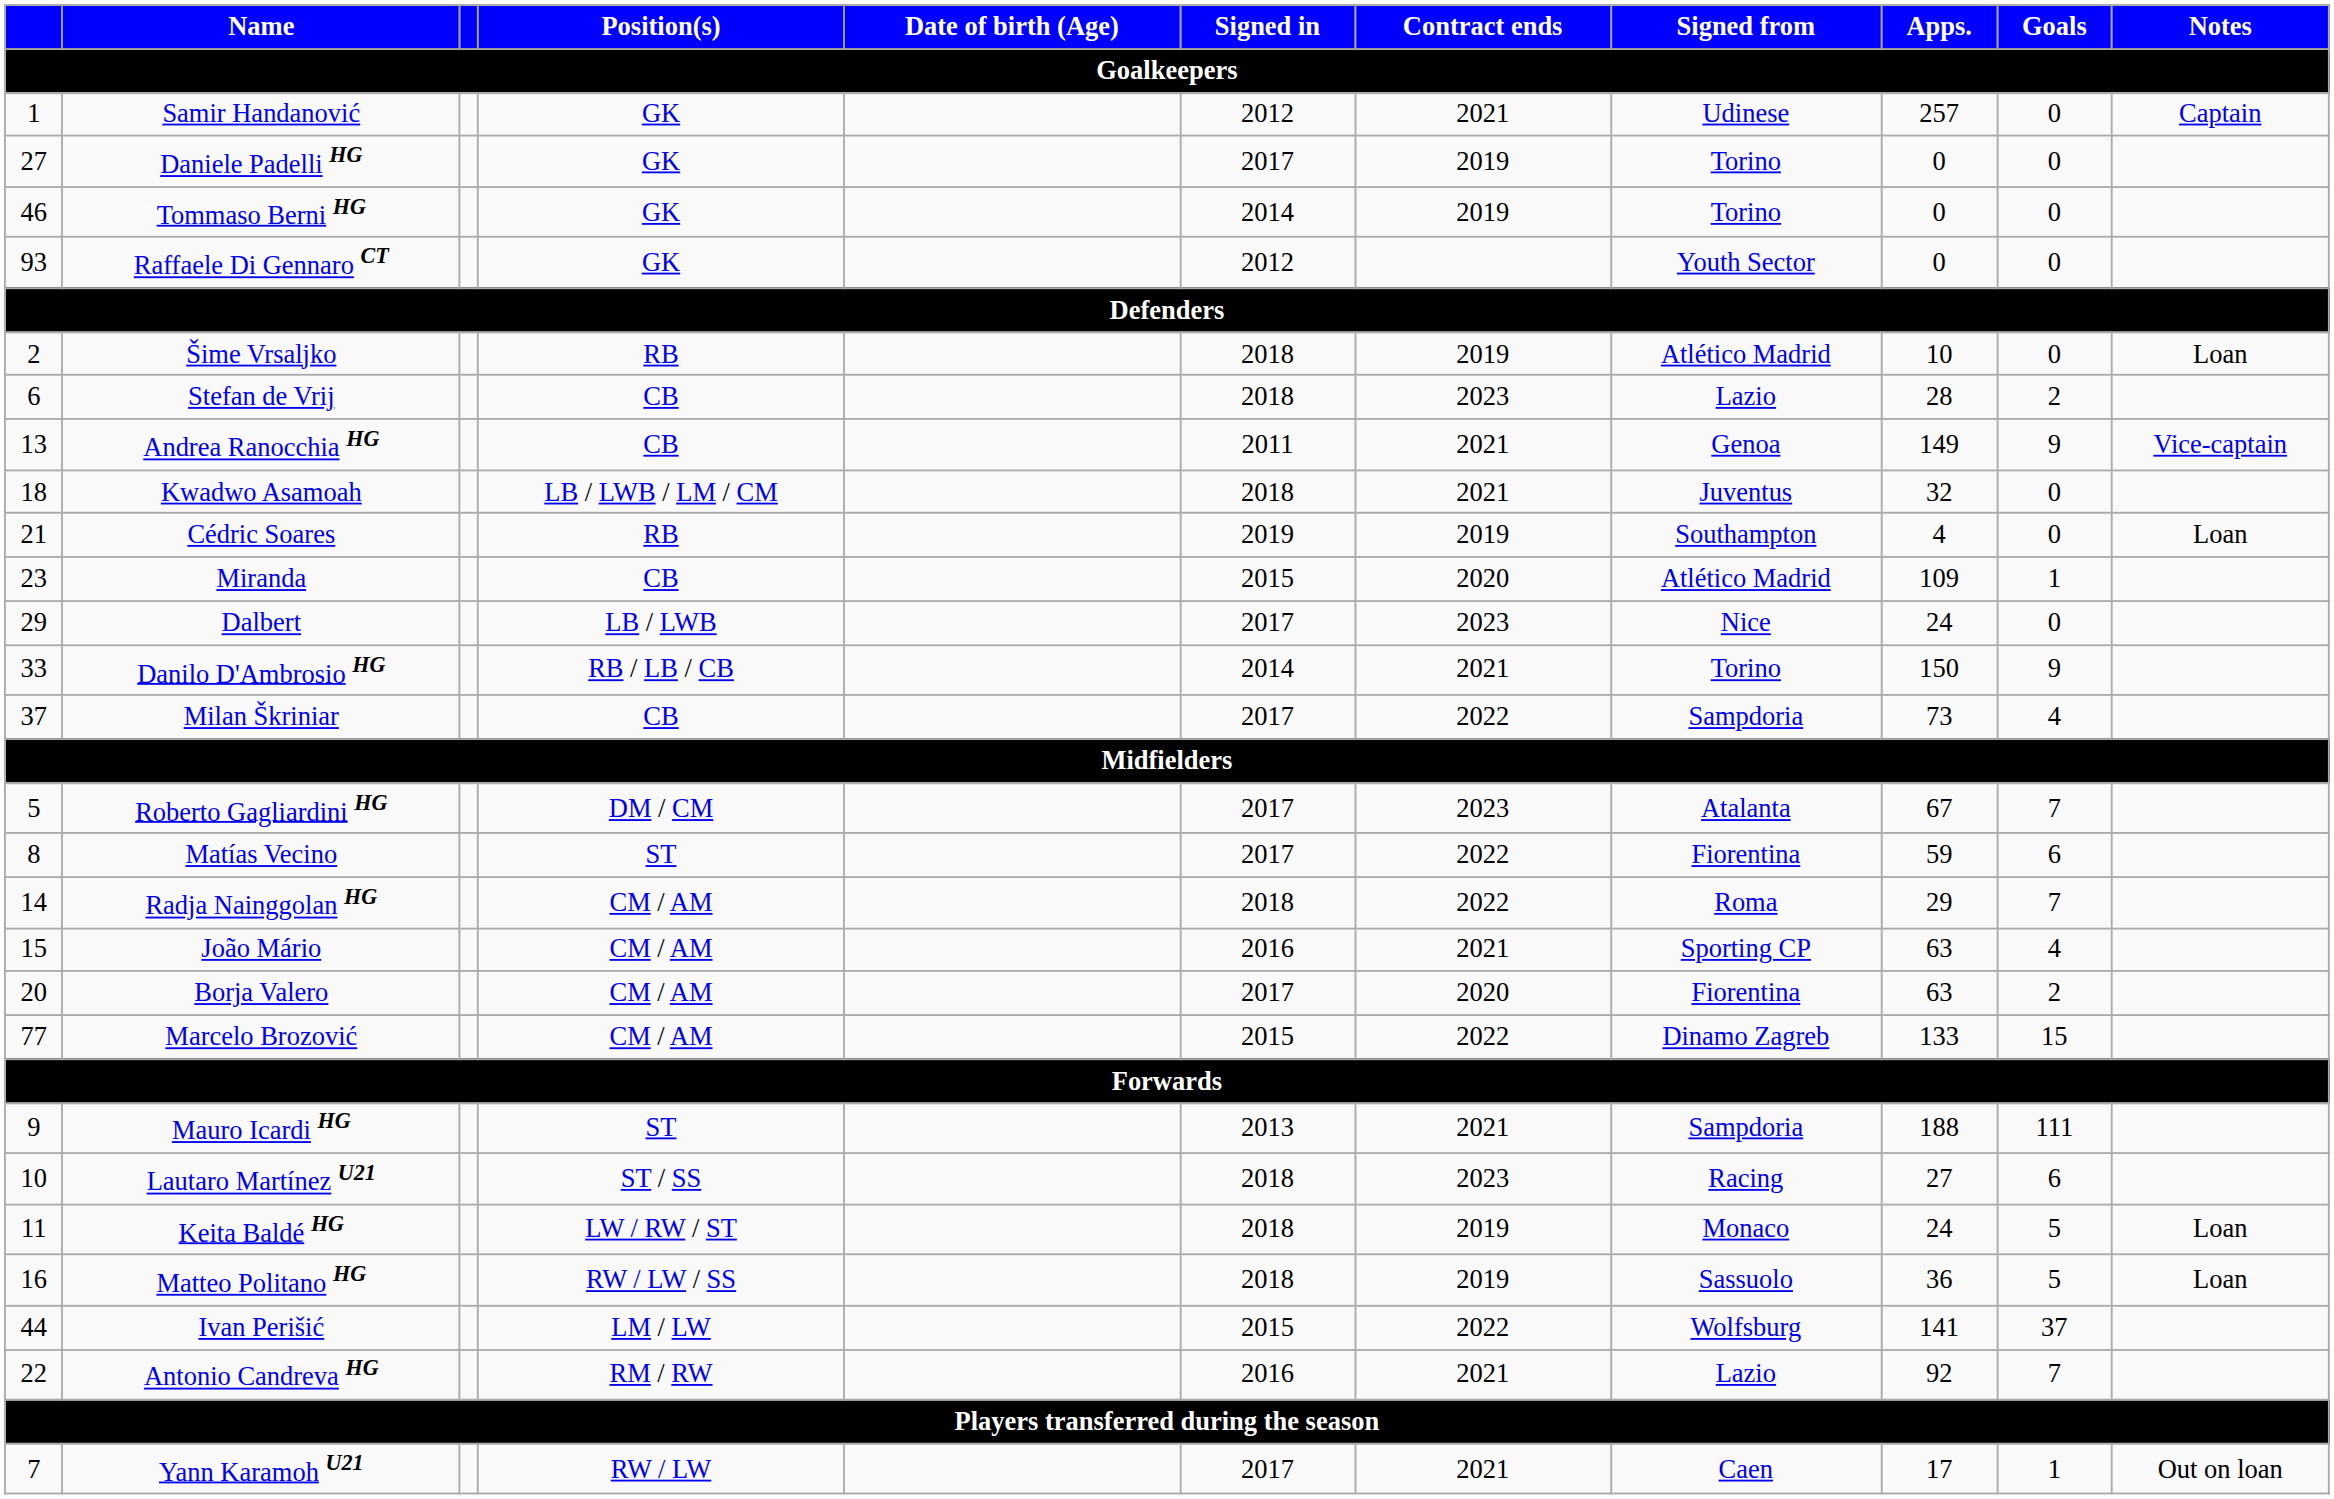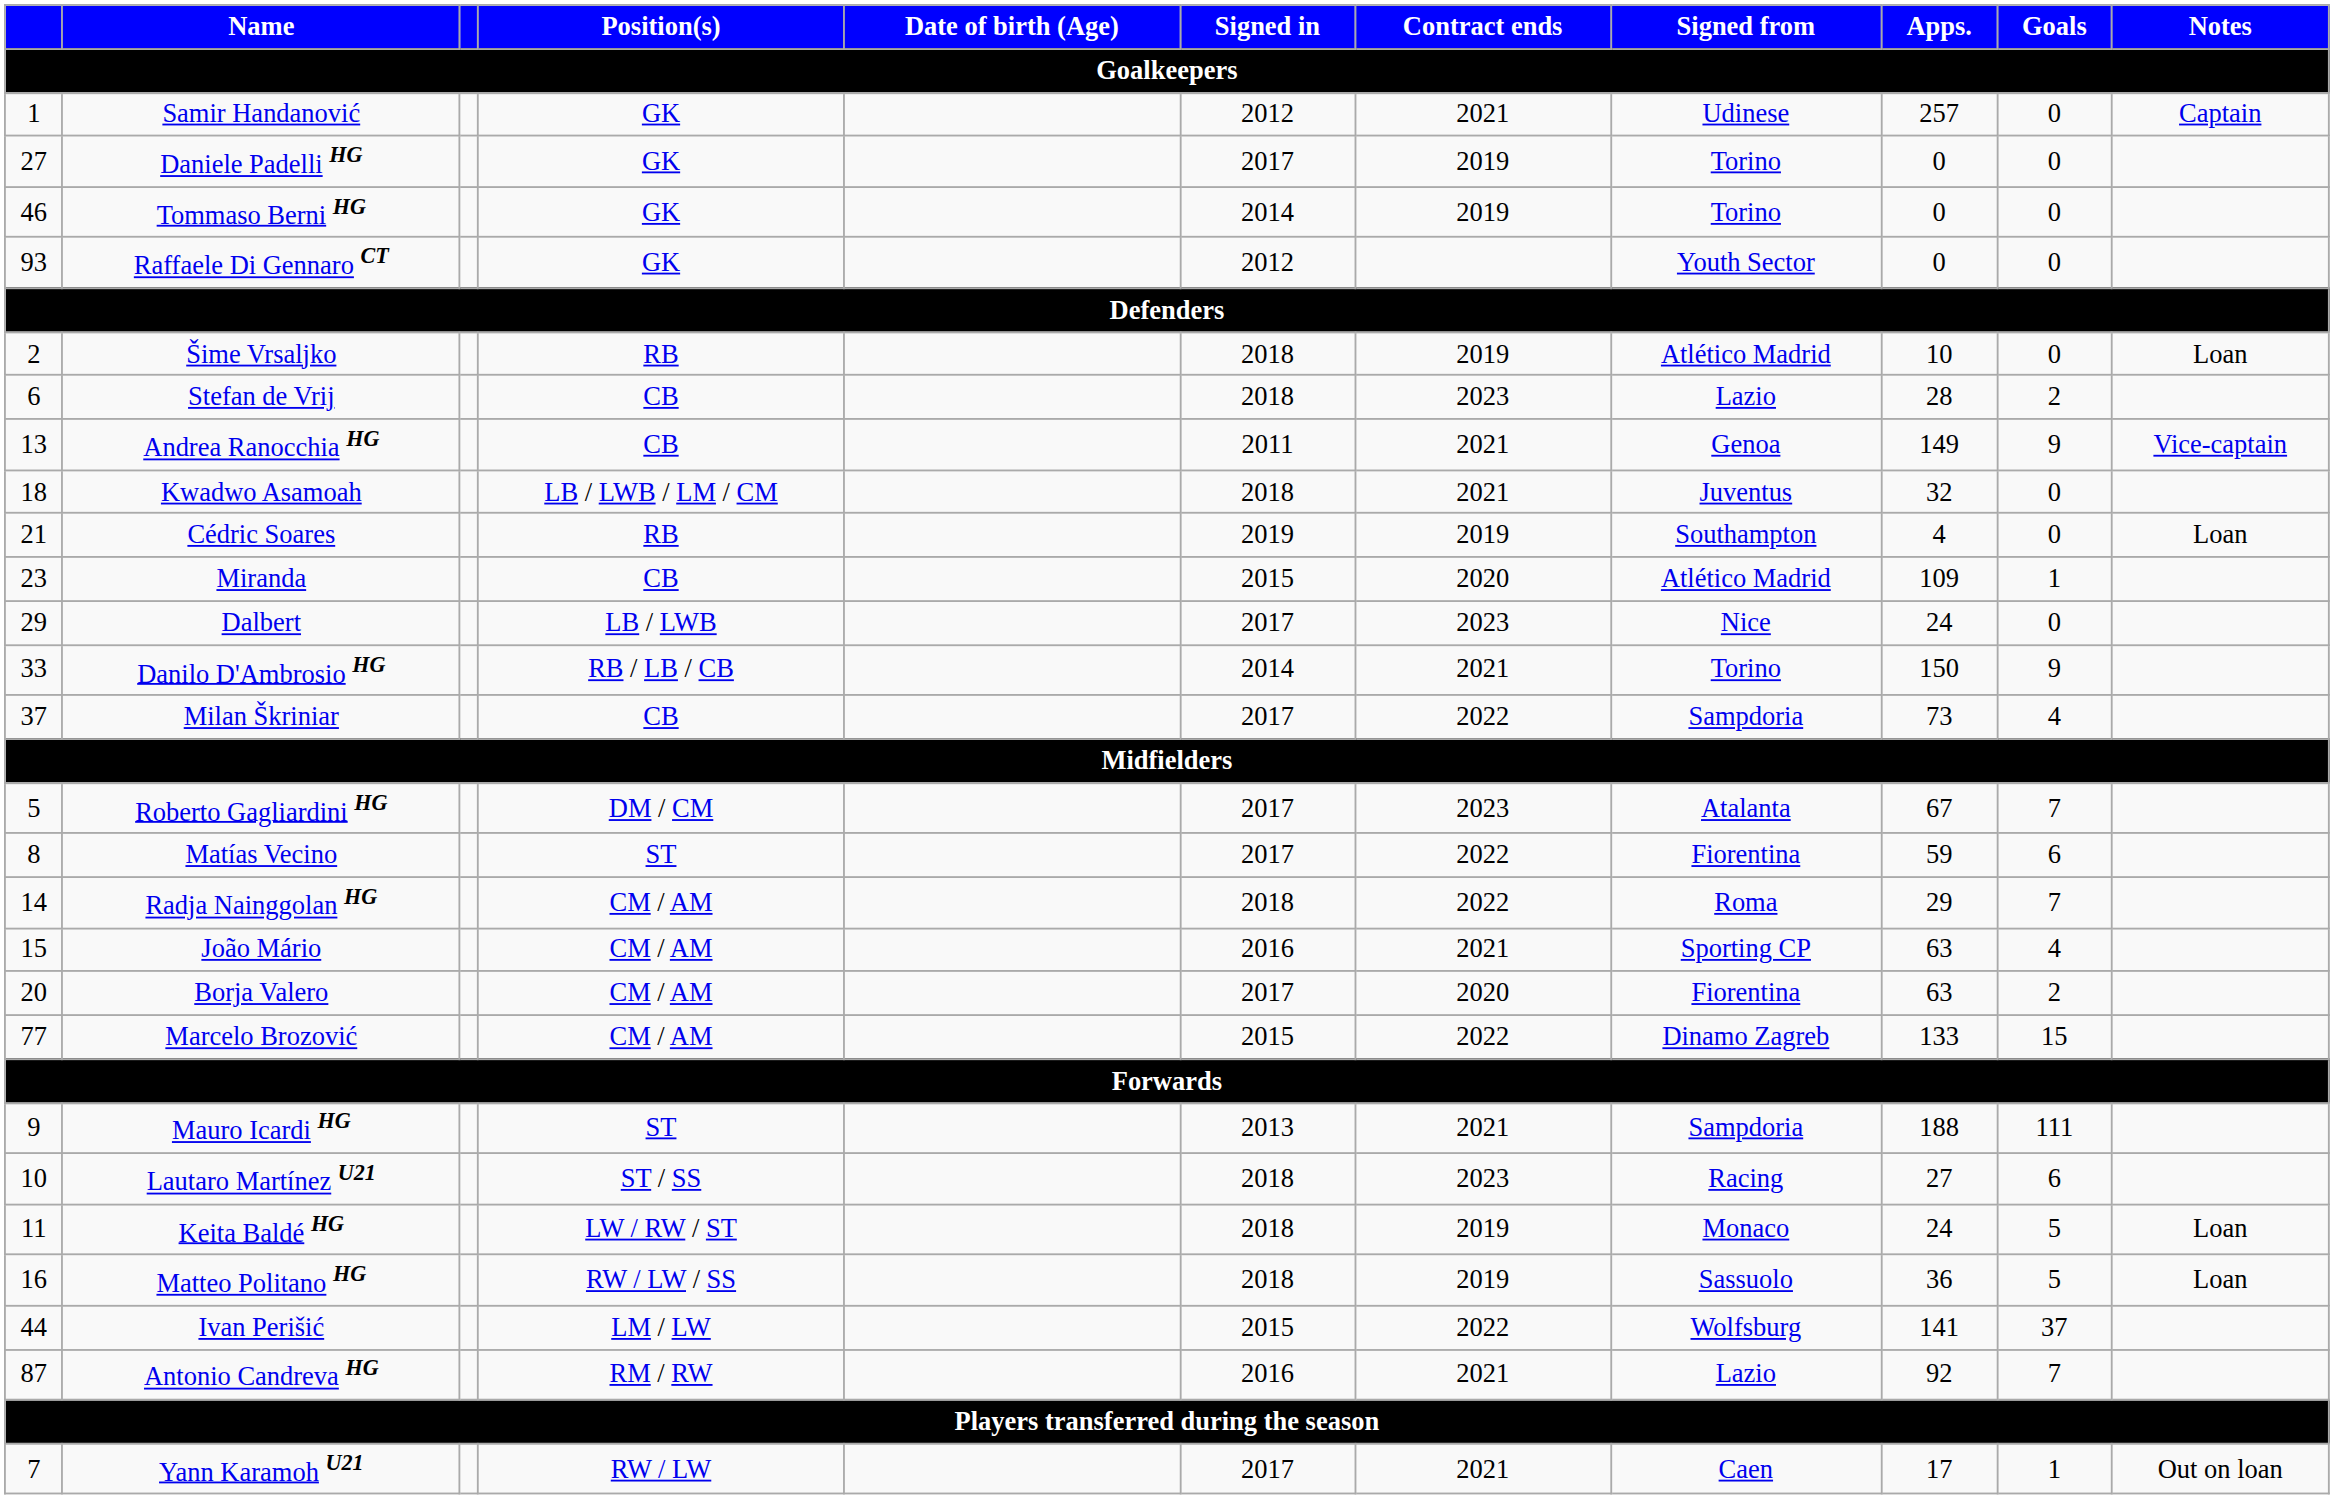(34, 1374) 22 -> (34, 1374) 87
